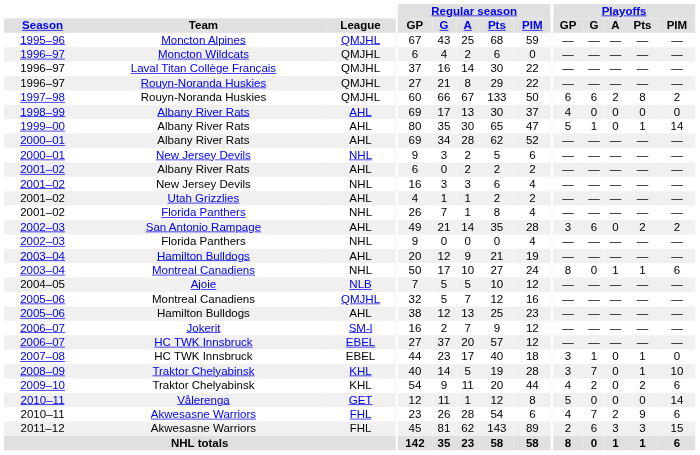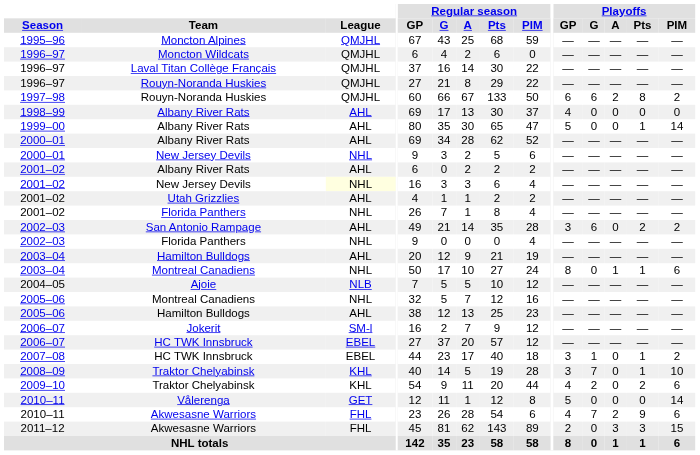(594, 126) 1 -> (594, 126) 0
(361, 184) no background -> (361, 184) lightyellow background
(361, 299) QMJHL -> (361, 299) NHL
(677, 356) 0 -> (677, 356) 2
(594, 428) 6 -> (594, 428) 0
